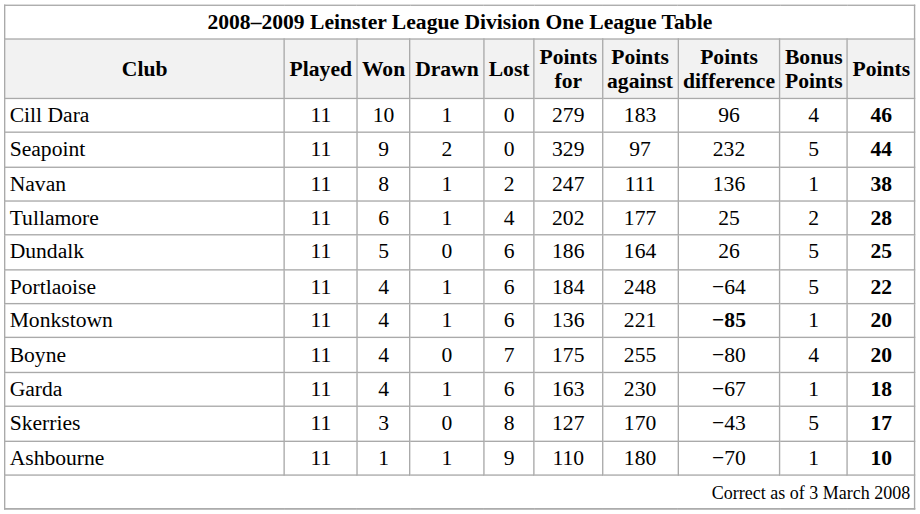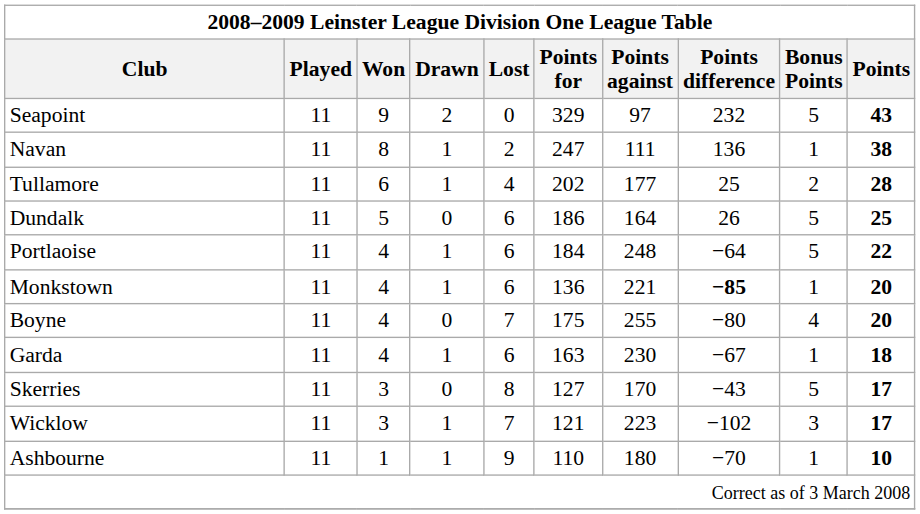- row: (50, 115)
(881, 149) 44 -> (881, 115) 43
+ row: (49, 423)
